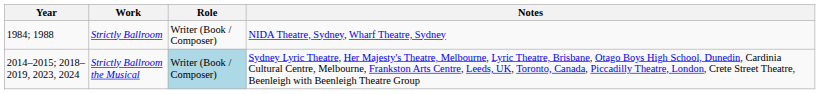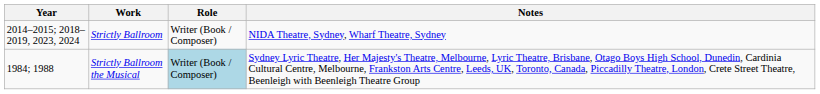(30, 35) 1984; 1988 -> (46, 35) 2014–2015; 2018–2019, 2023, 2024
(46, 69) 2014–2015; 2018–2019, 2023, 2024 -> (30, 69) 1984; 1988
